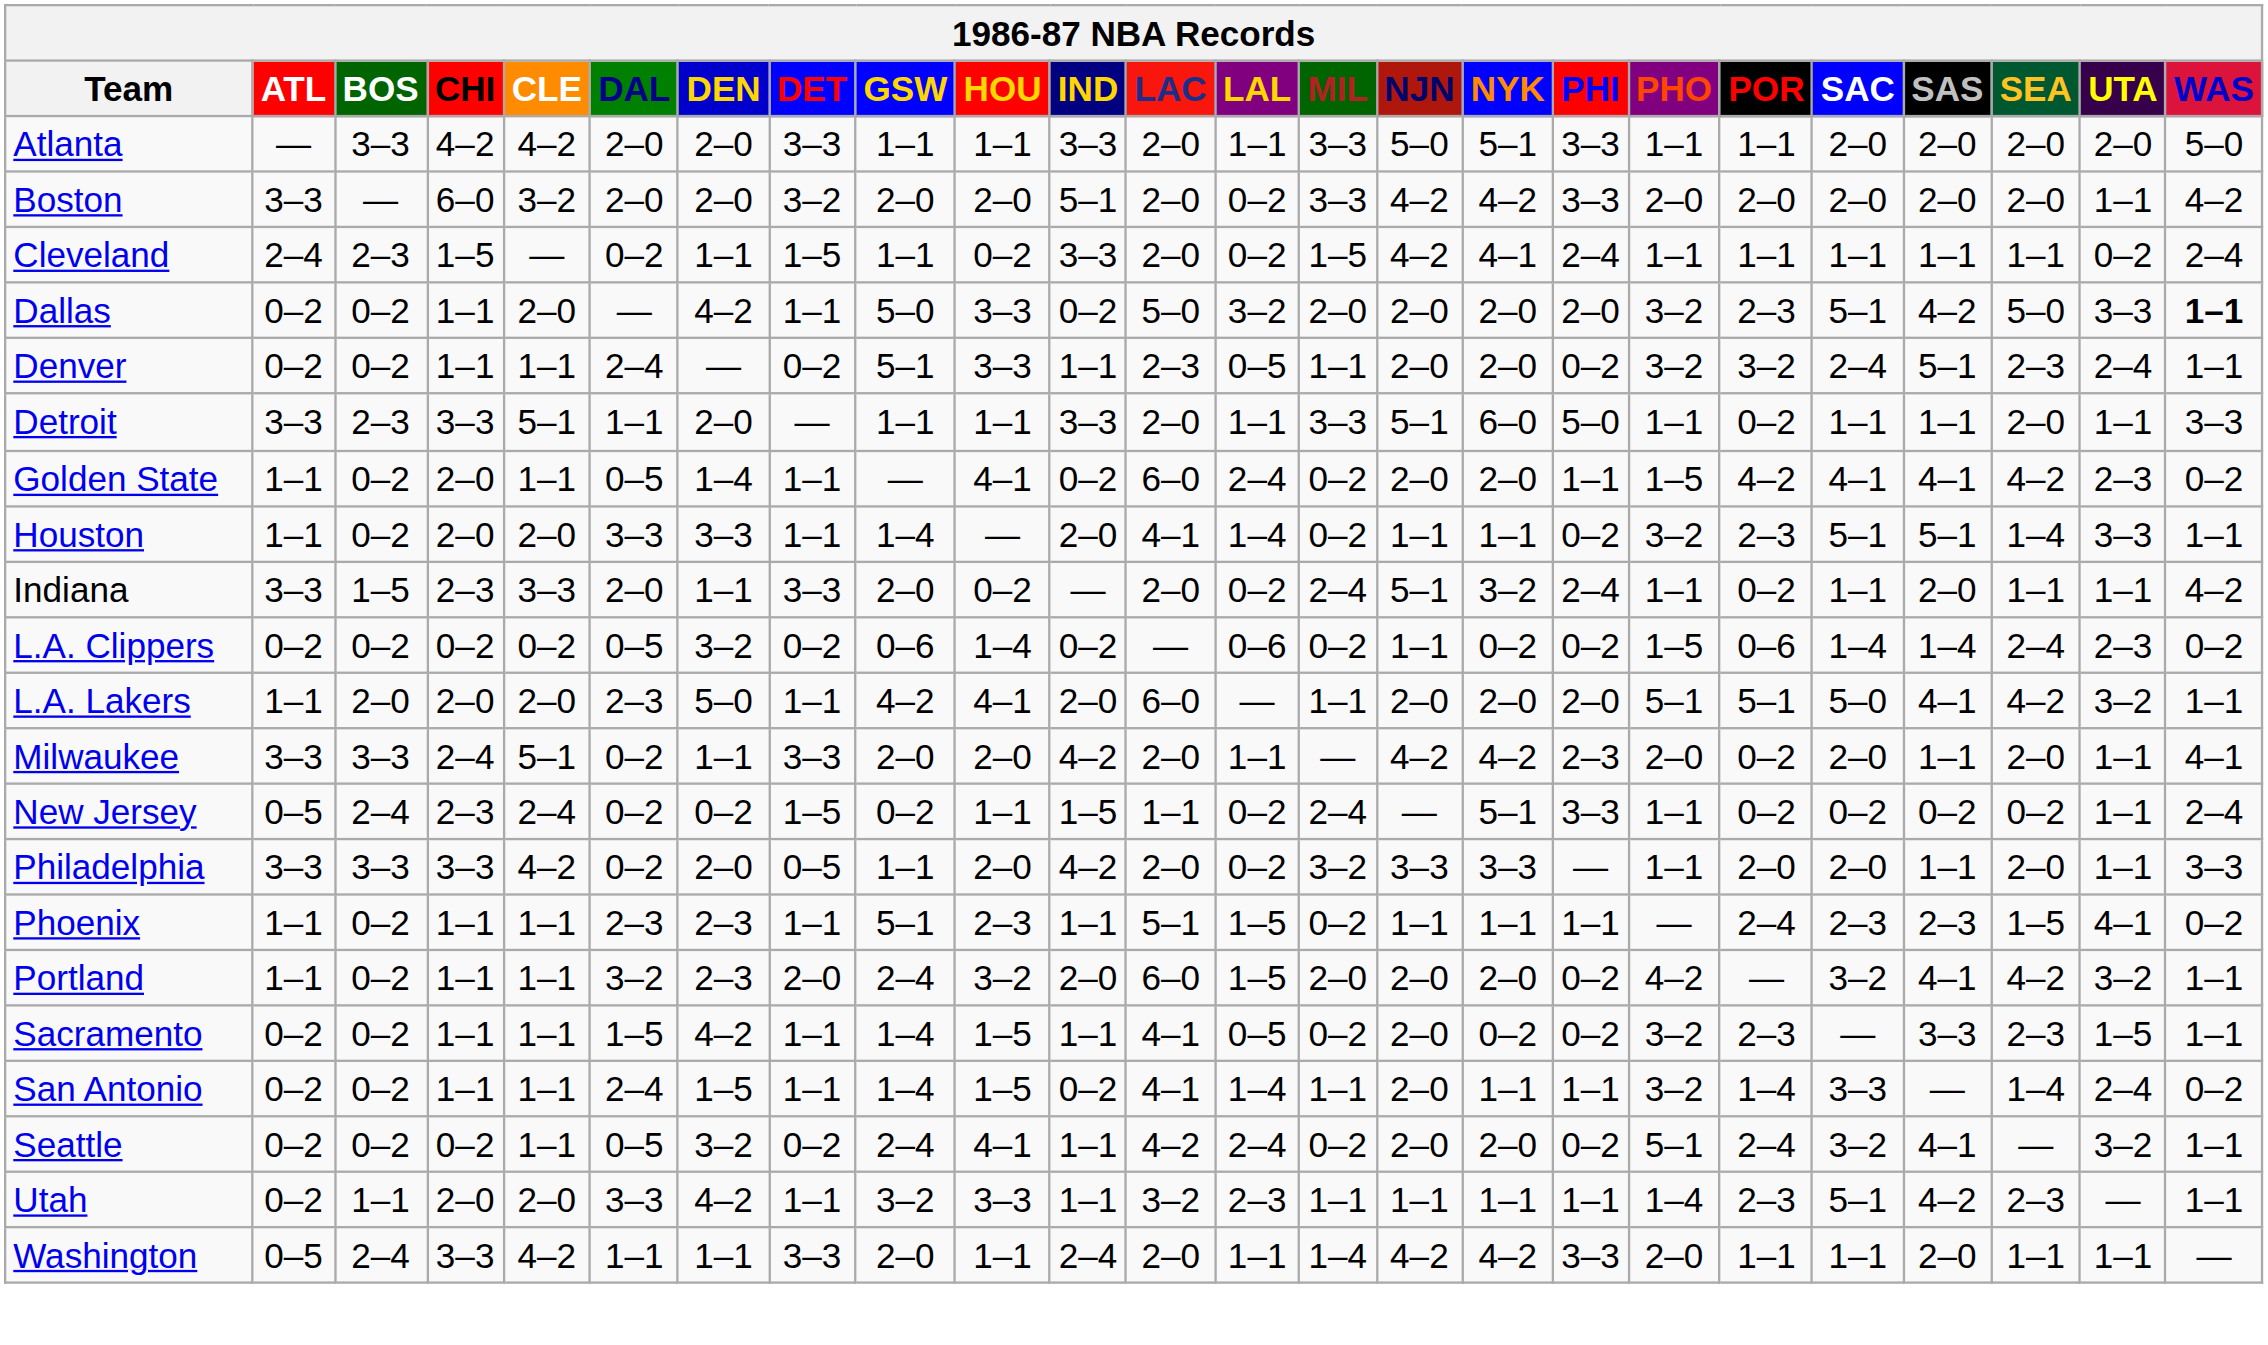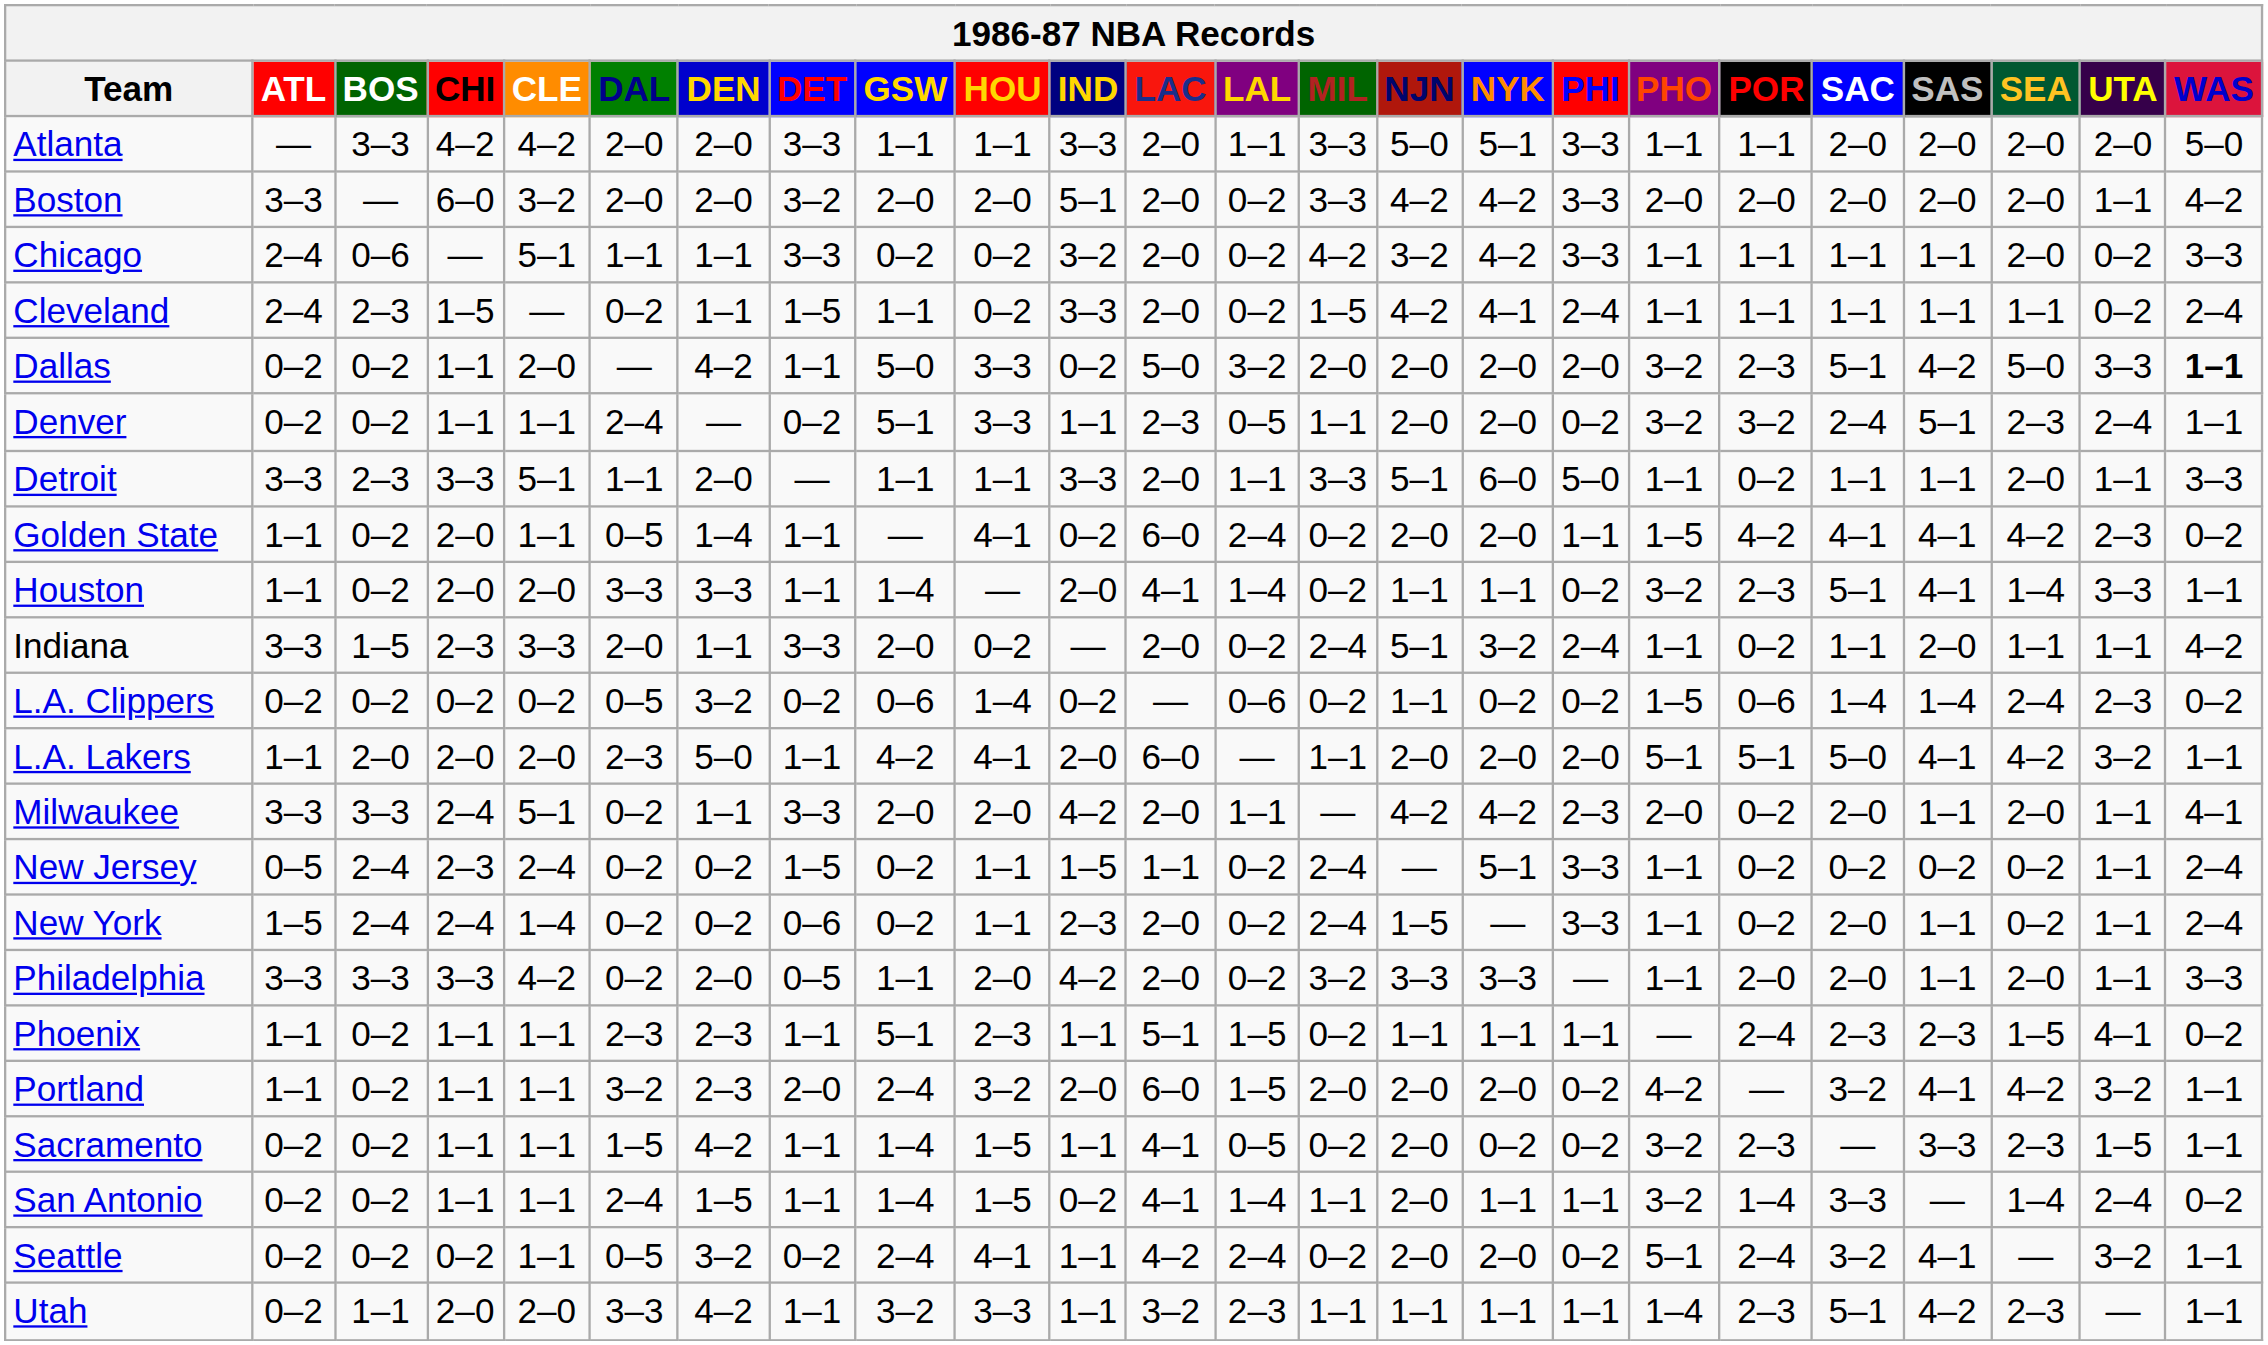+ row: (78, 255)
(1947, 533) 5–1 -> (1947, 589) 4–1
+ row: (87, 922)
- row: (105, 1256)
